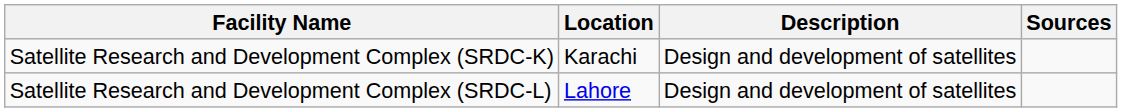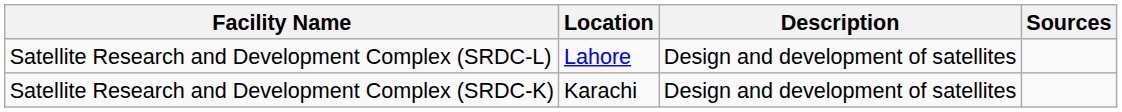rows swapped: (281, 90) <-> (282, 56)
